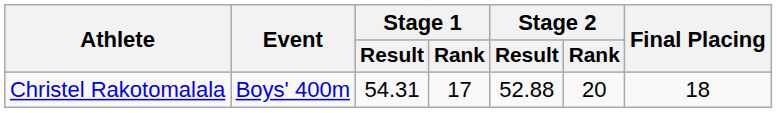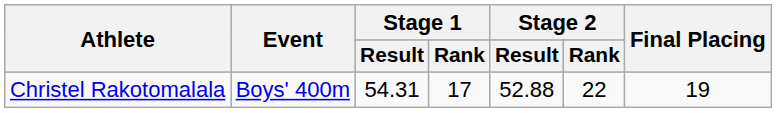(594, 90) 20 -> (594, 90) 22
(698, 90) 18 -> (698, 90) 19
